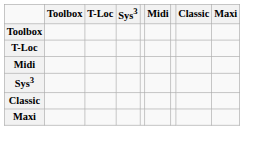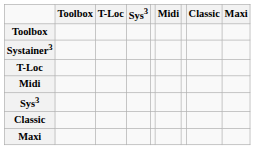+ row: (30, 49)
